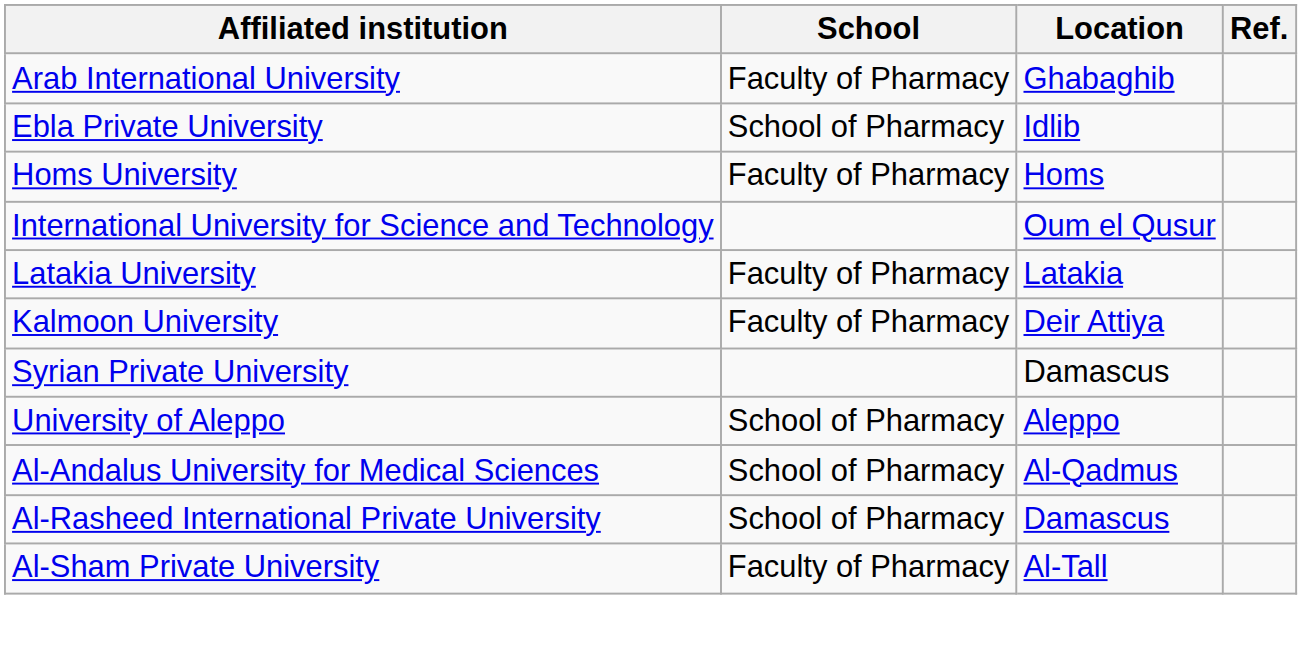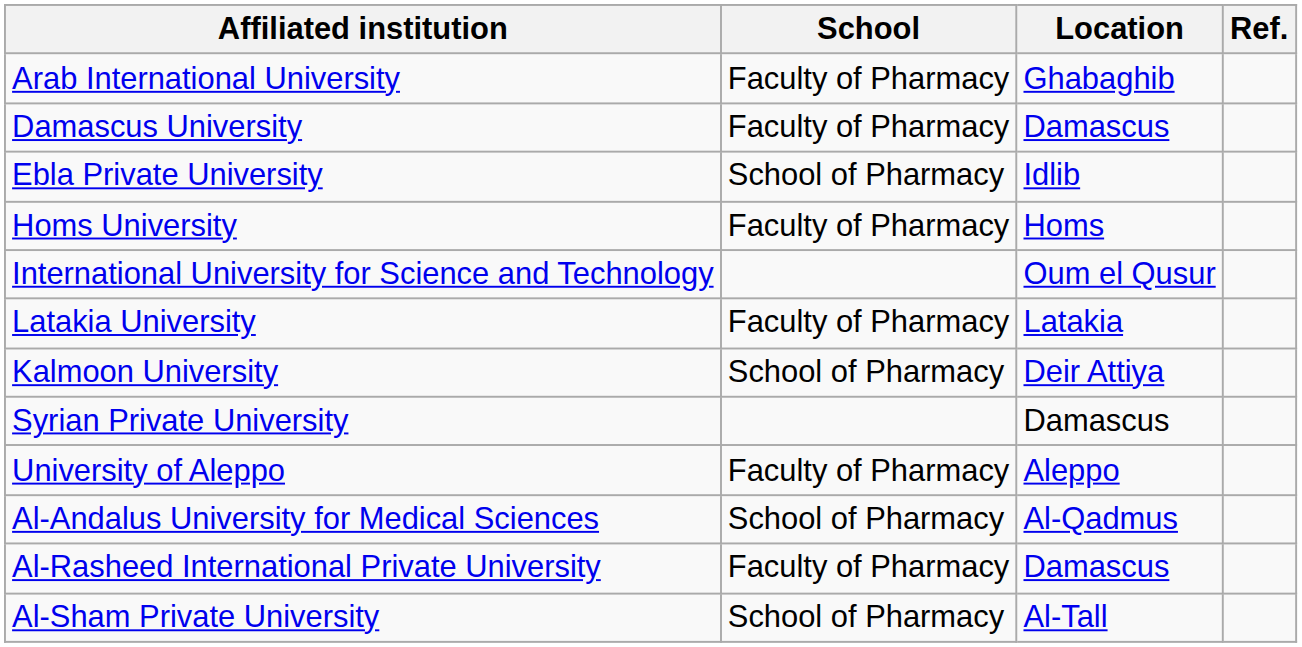+ row: (157, 126)
(869, 322) Faculty of Pharmacy -> (866, 371) School of Pharmacy
(866, 420) School of Pharmacy -> (869, 469) Faculty of Pharmacy
(866, 518) School of Pharmacy -> (869, 567) Faculty of Pharmacy
(869, 567) Faculty of Pharmacy -> (866, 616) School of Pharmacy
